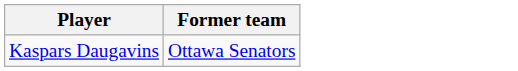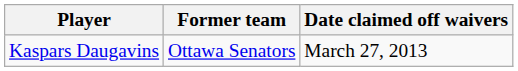+ column: (406, 19)
